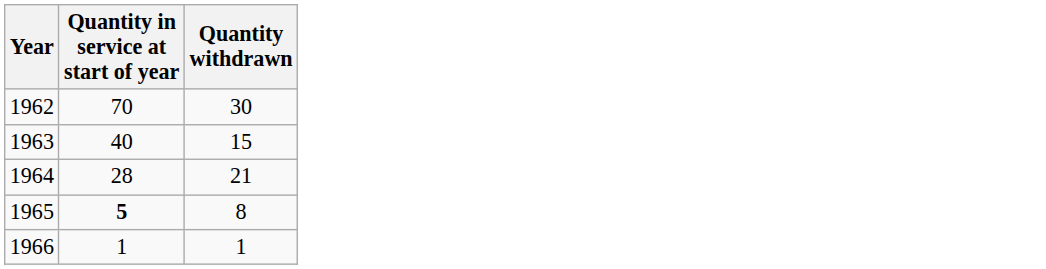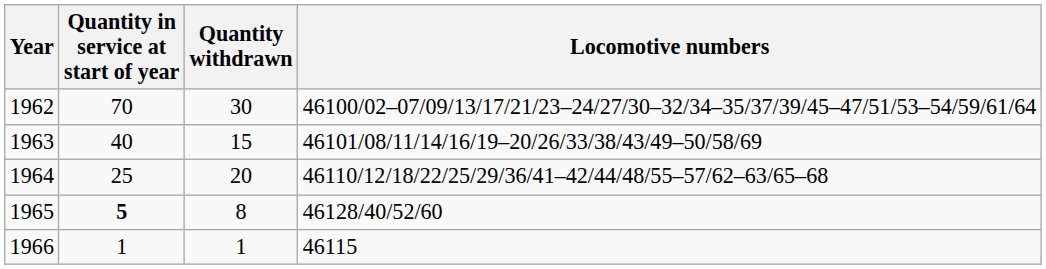+ column: (670, 46)
(122, 176) 28 -> (122, 176) 25
(241, 176) 21 -> (241, 176) 20
